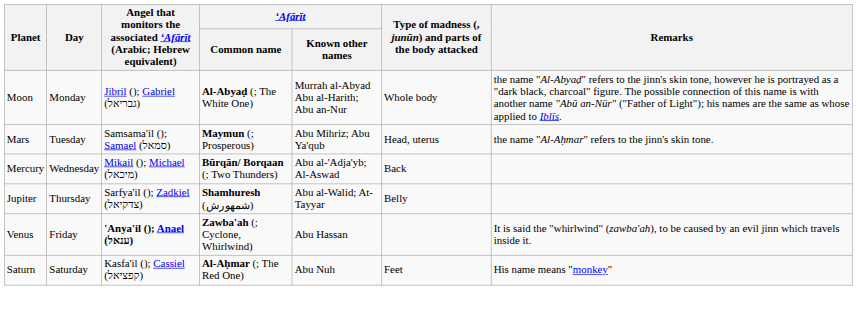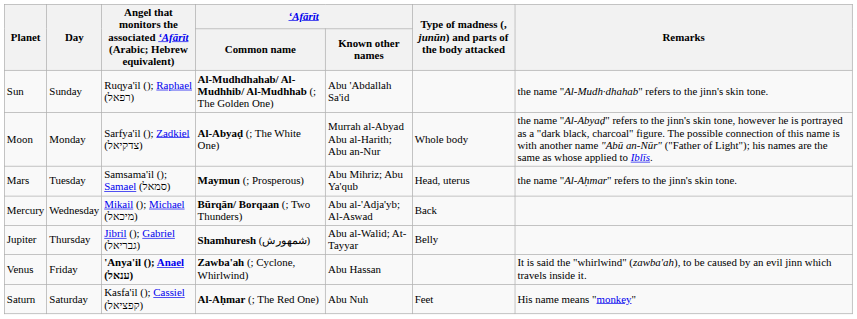+ row: (15, 91)
(140, 97) Jibril (); Gabriel (גבריאל) -> (147, 139) Sarfya'il (); Zadkiel (צדקיאל)
(147, 198) Sarfya'il (); Zadkiel (צדקיאל) -> (140, 240) Jibril (); Gabriel (גבריאל)
